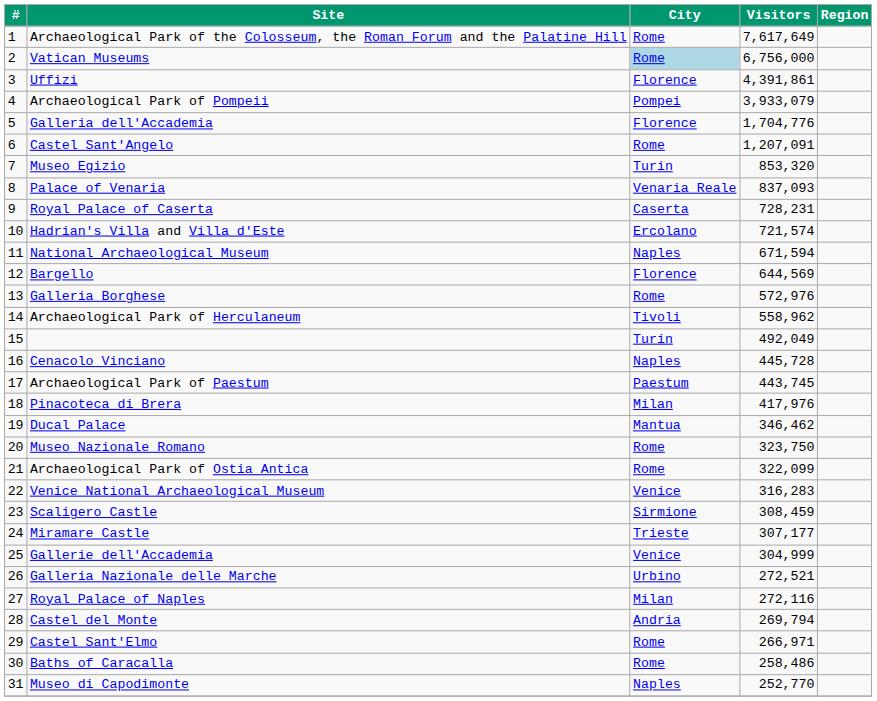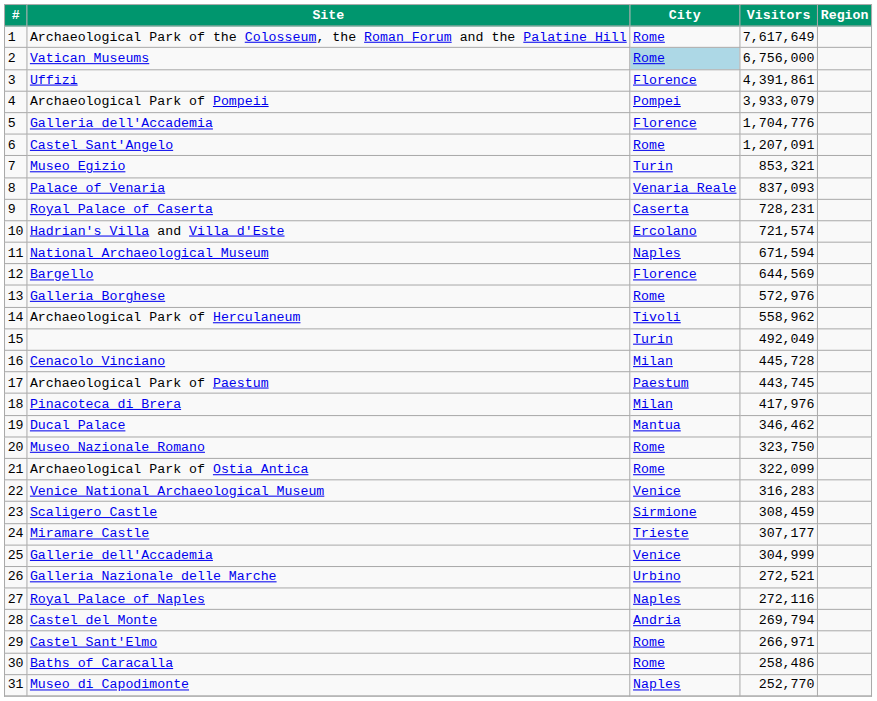(787, 167) 853,320 -> (787, 167) 853,321
(657, 361) Naples -> (653, 361) Milan
(653, 599) Milan -> (657, 599) Naples
